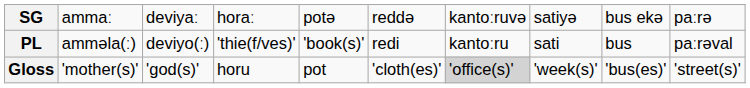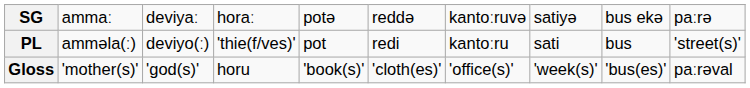(334, 43) 'book(s)' -> (315, 43) pot
(703, 43) paːrəval -> (707, 43) 'street(s)'
(315, 69) pot -> (334, 69) 'book(s)'
(481, 69) lightgrey background -> (481, 69) no background
(707, 69) 'street(s)' -> (703, 69) paːrəval
